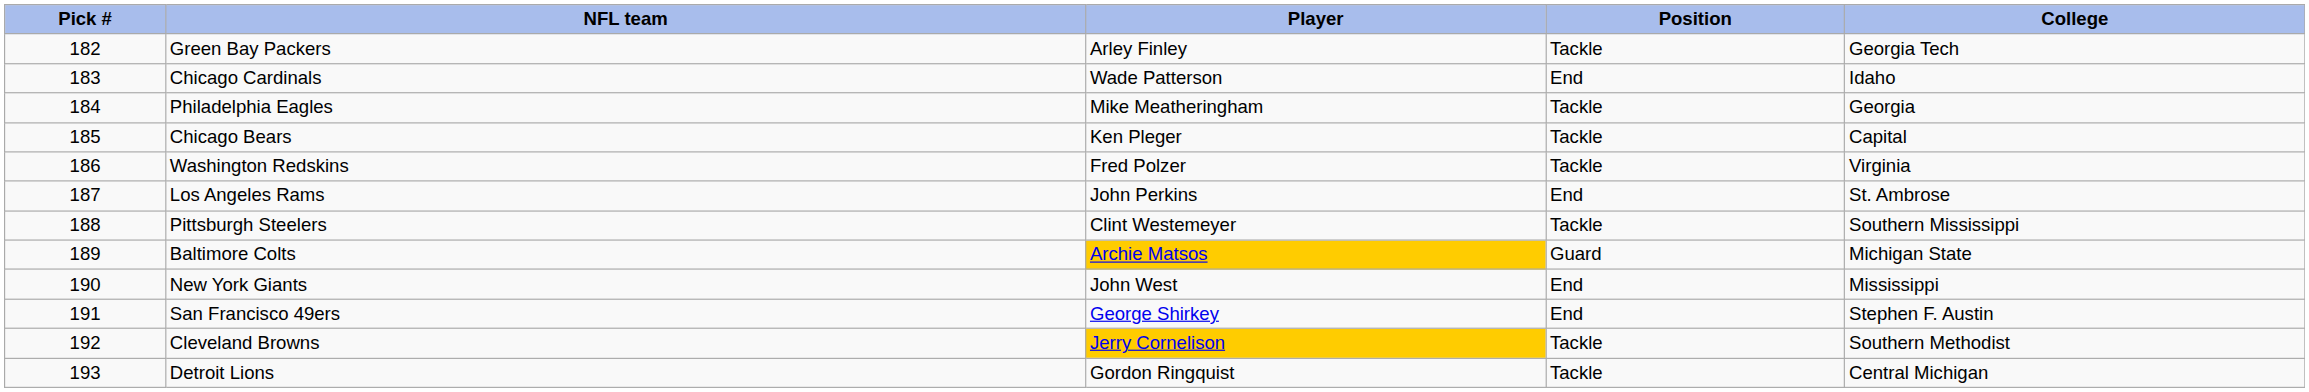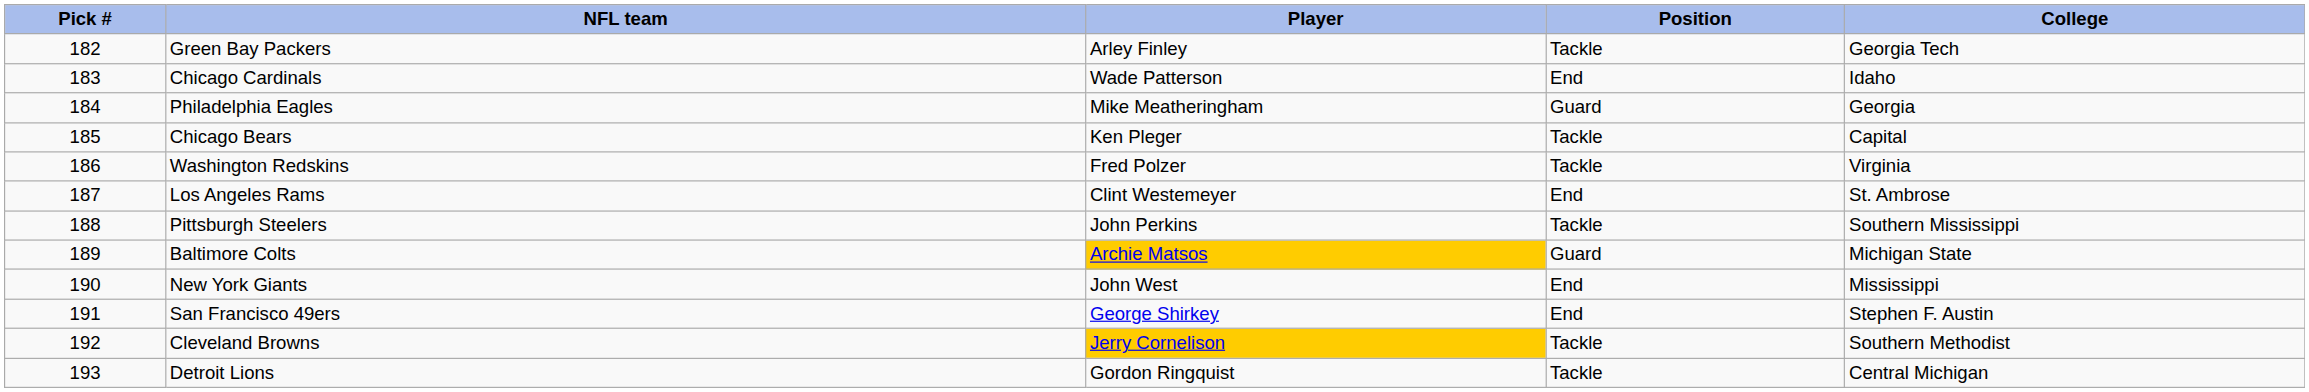(1576, 107) Tackle -> (1576, 107) Guard
(1144, 195) John Perkins -> (1163, 195) Clint Westemeyer
(1163, 225) Clint Westemeyer -> (1144, 225) John Perkins
